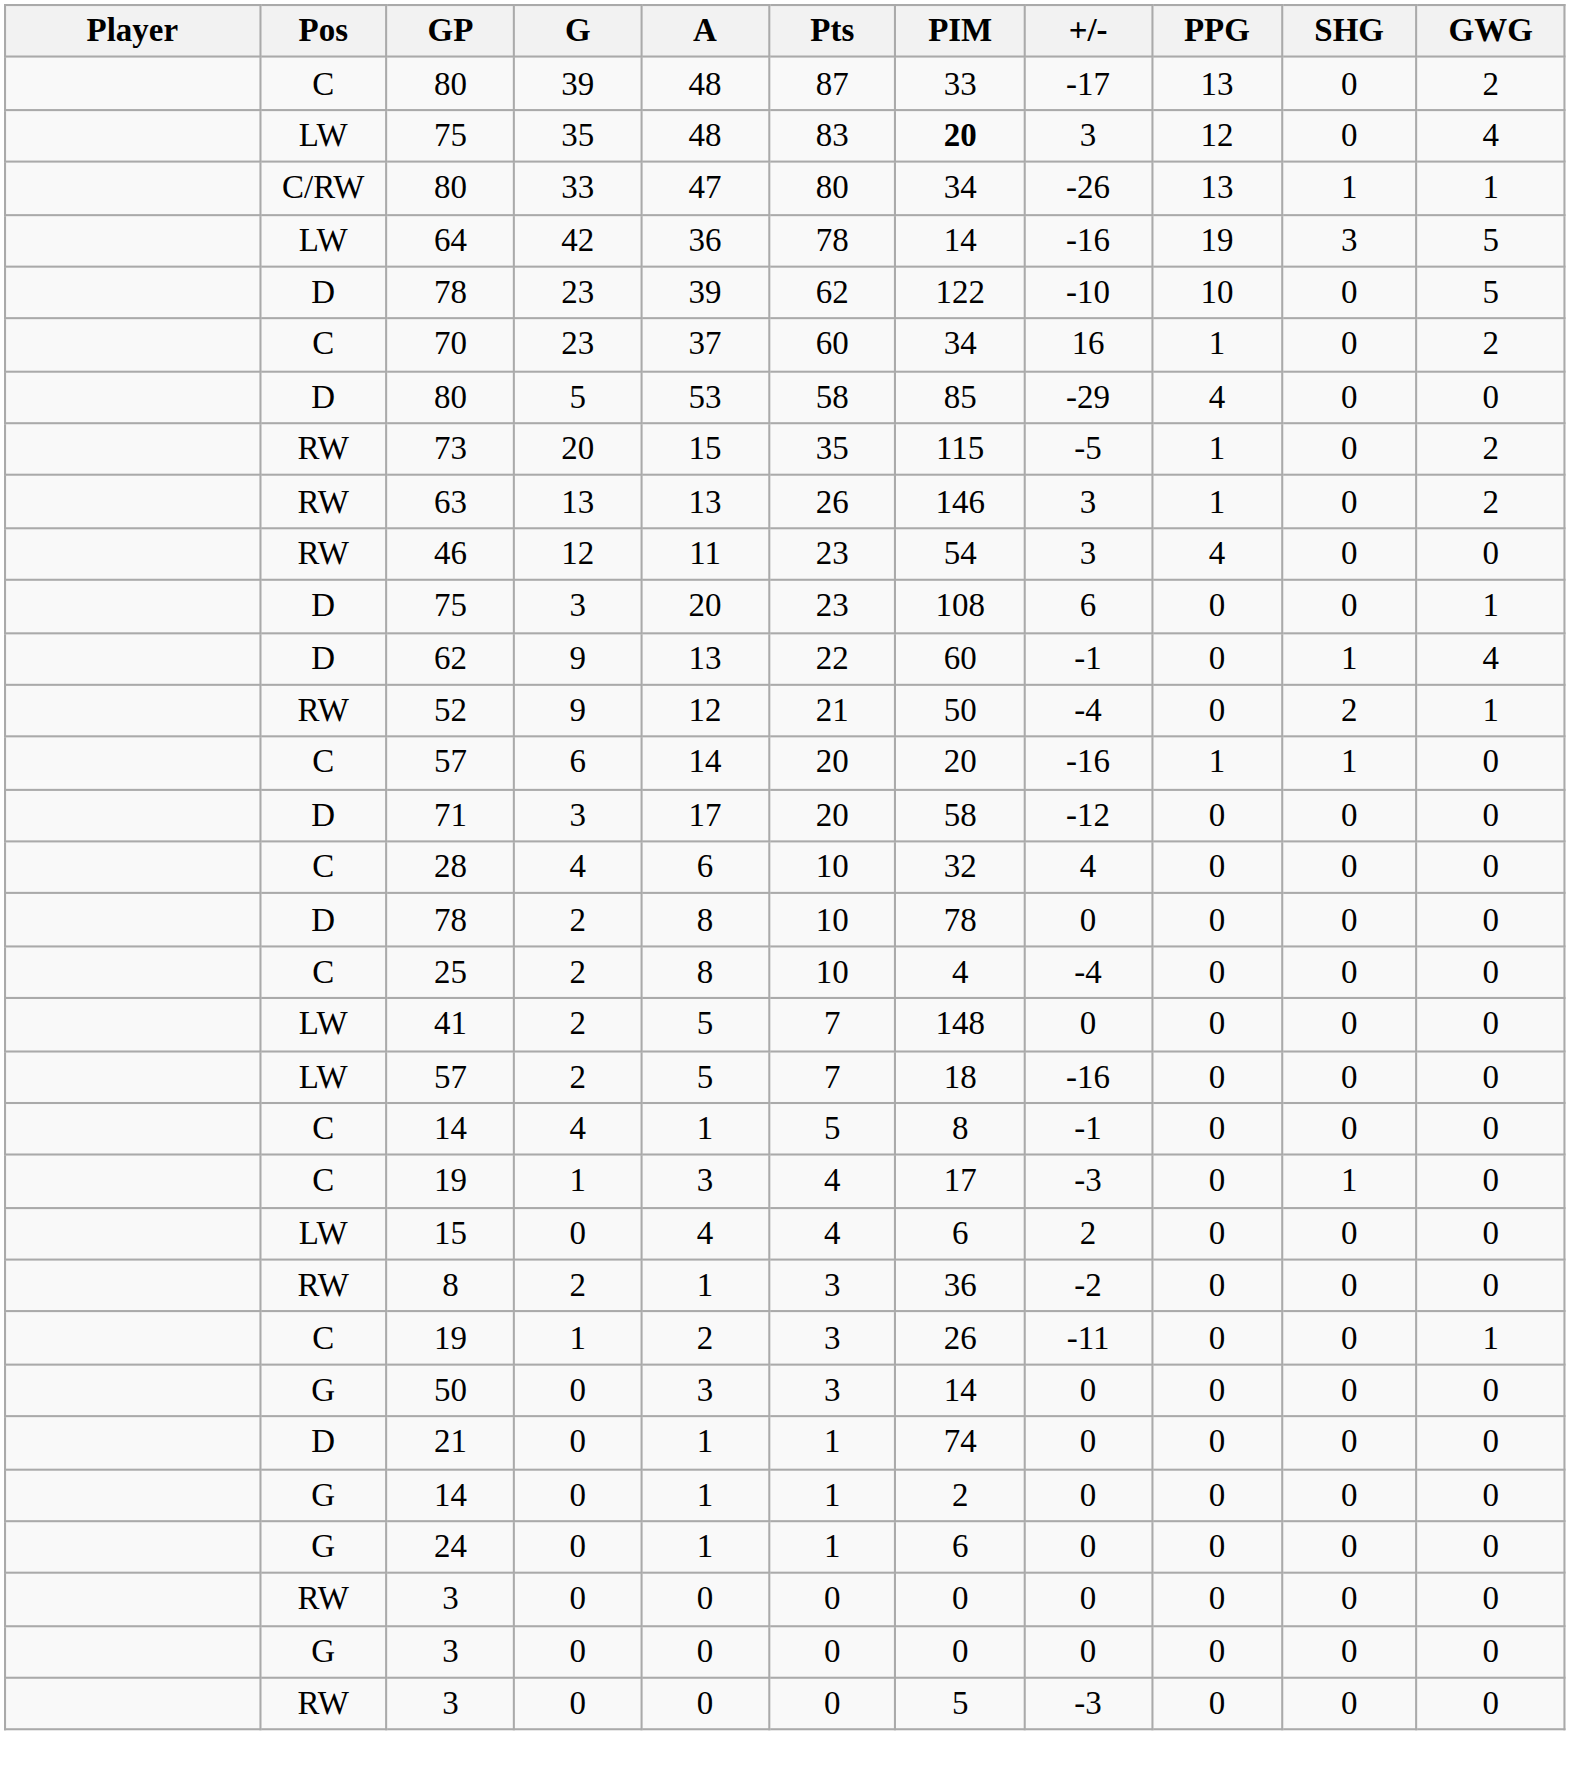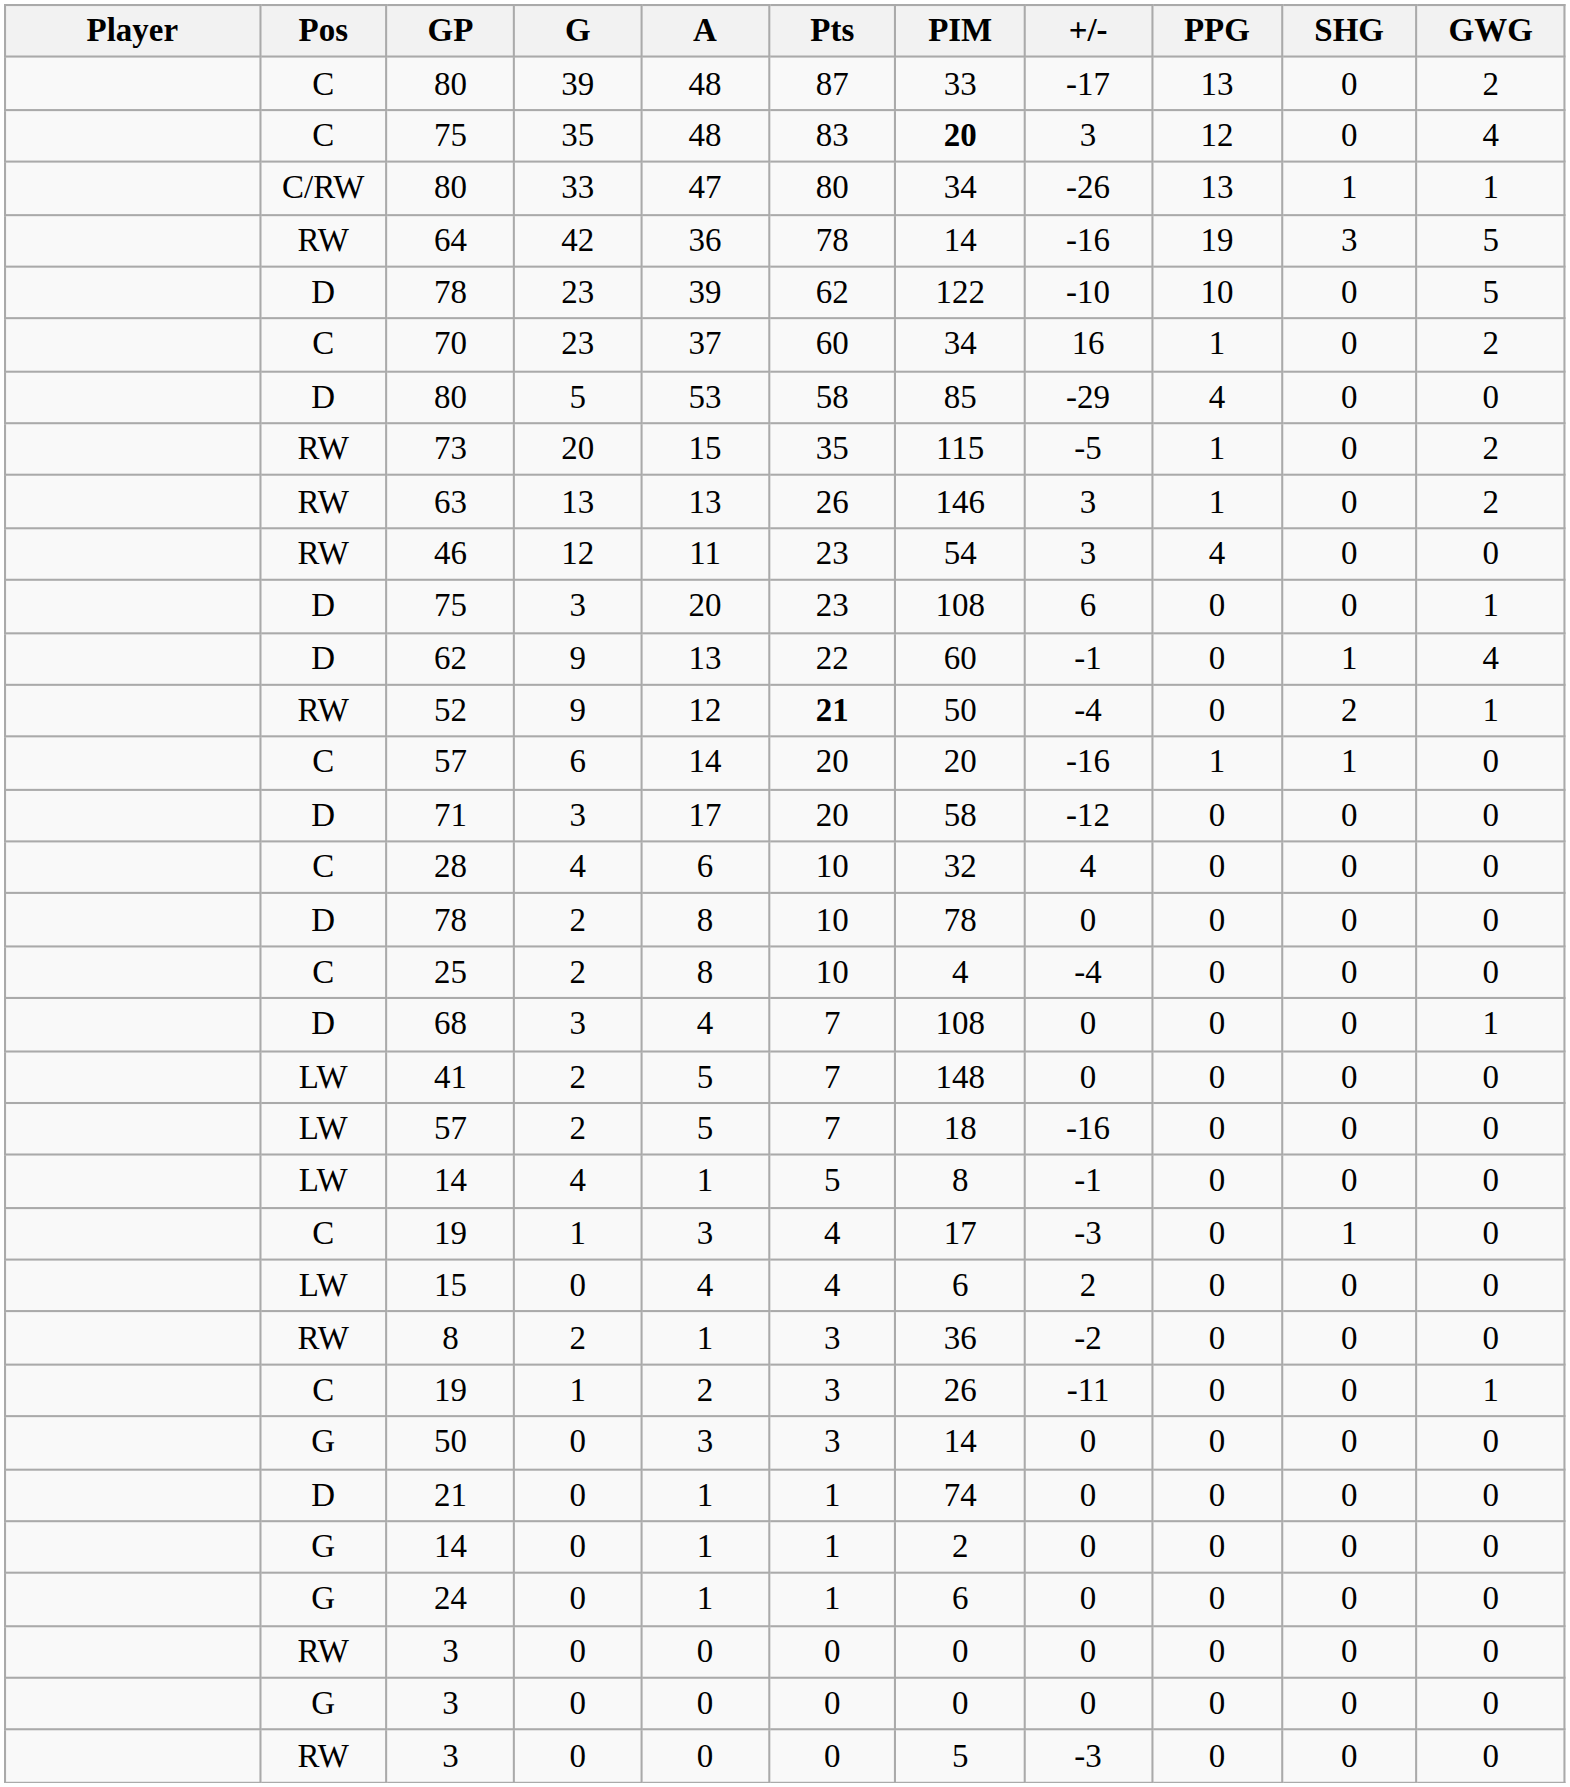(323, 135) LW -> (323, 135) C
(323, 239) LW -> (323, 239) RW
(832, 710) normal -> (832, 710) bold
+ row: (450, 1023)
(323, 1128) C -> (323, 1180) LW
